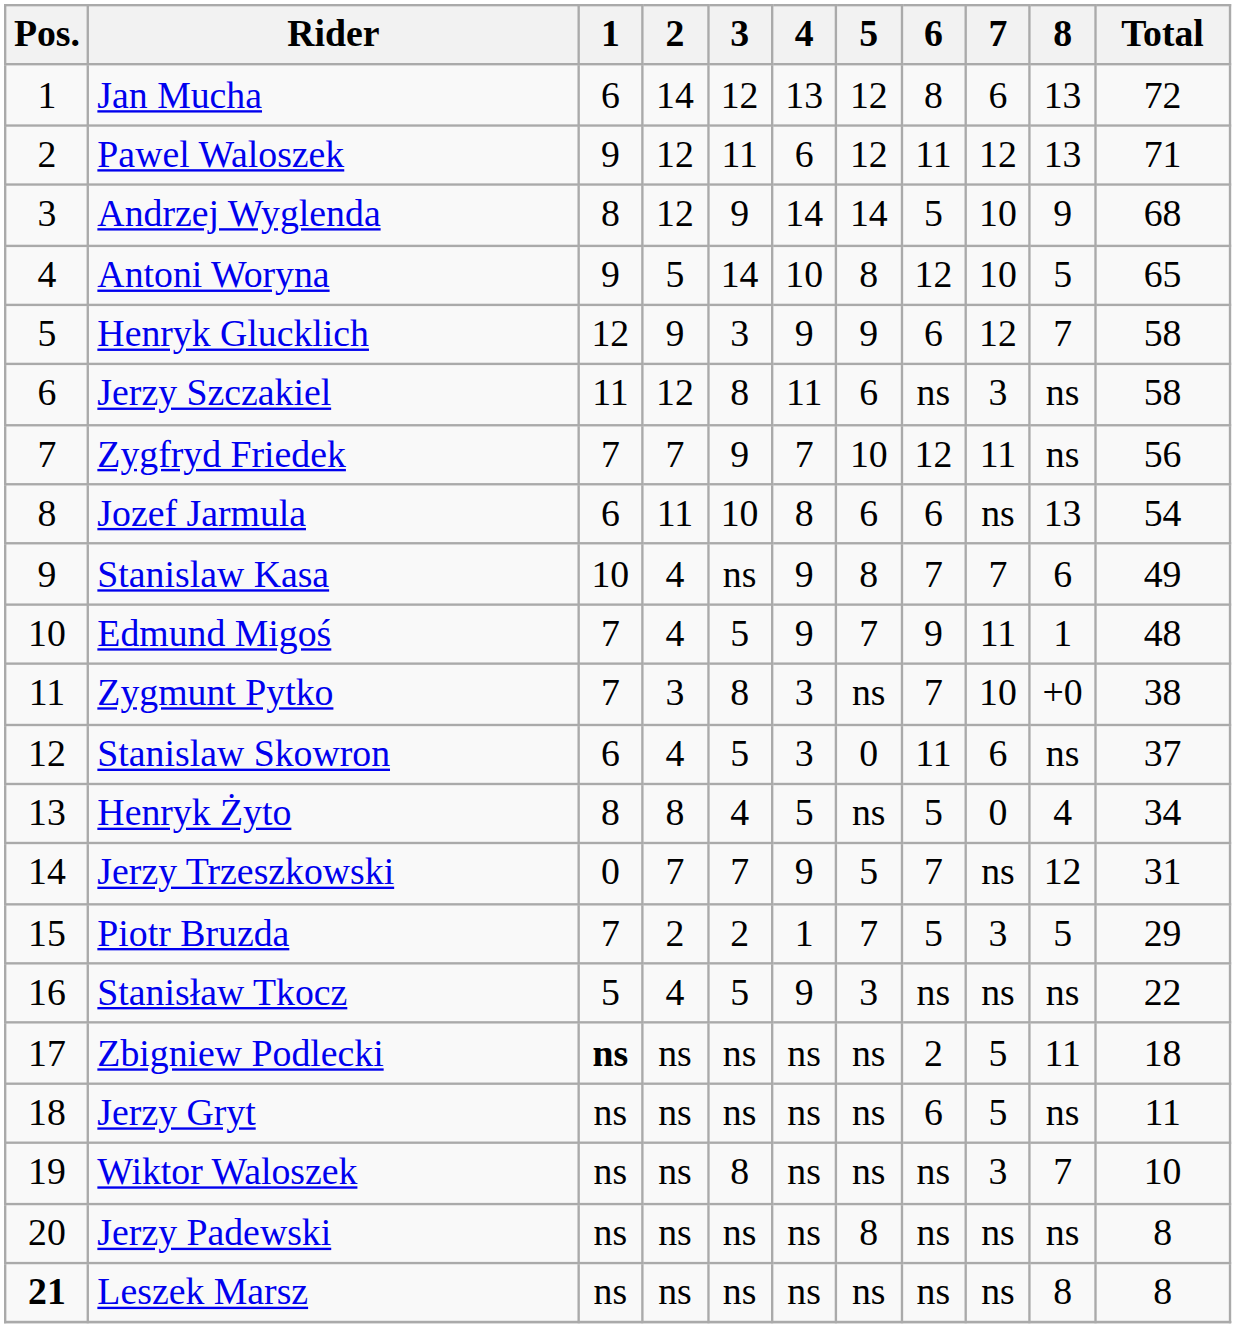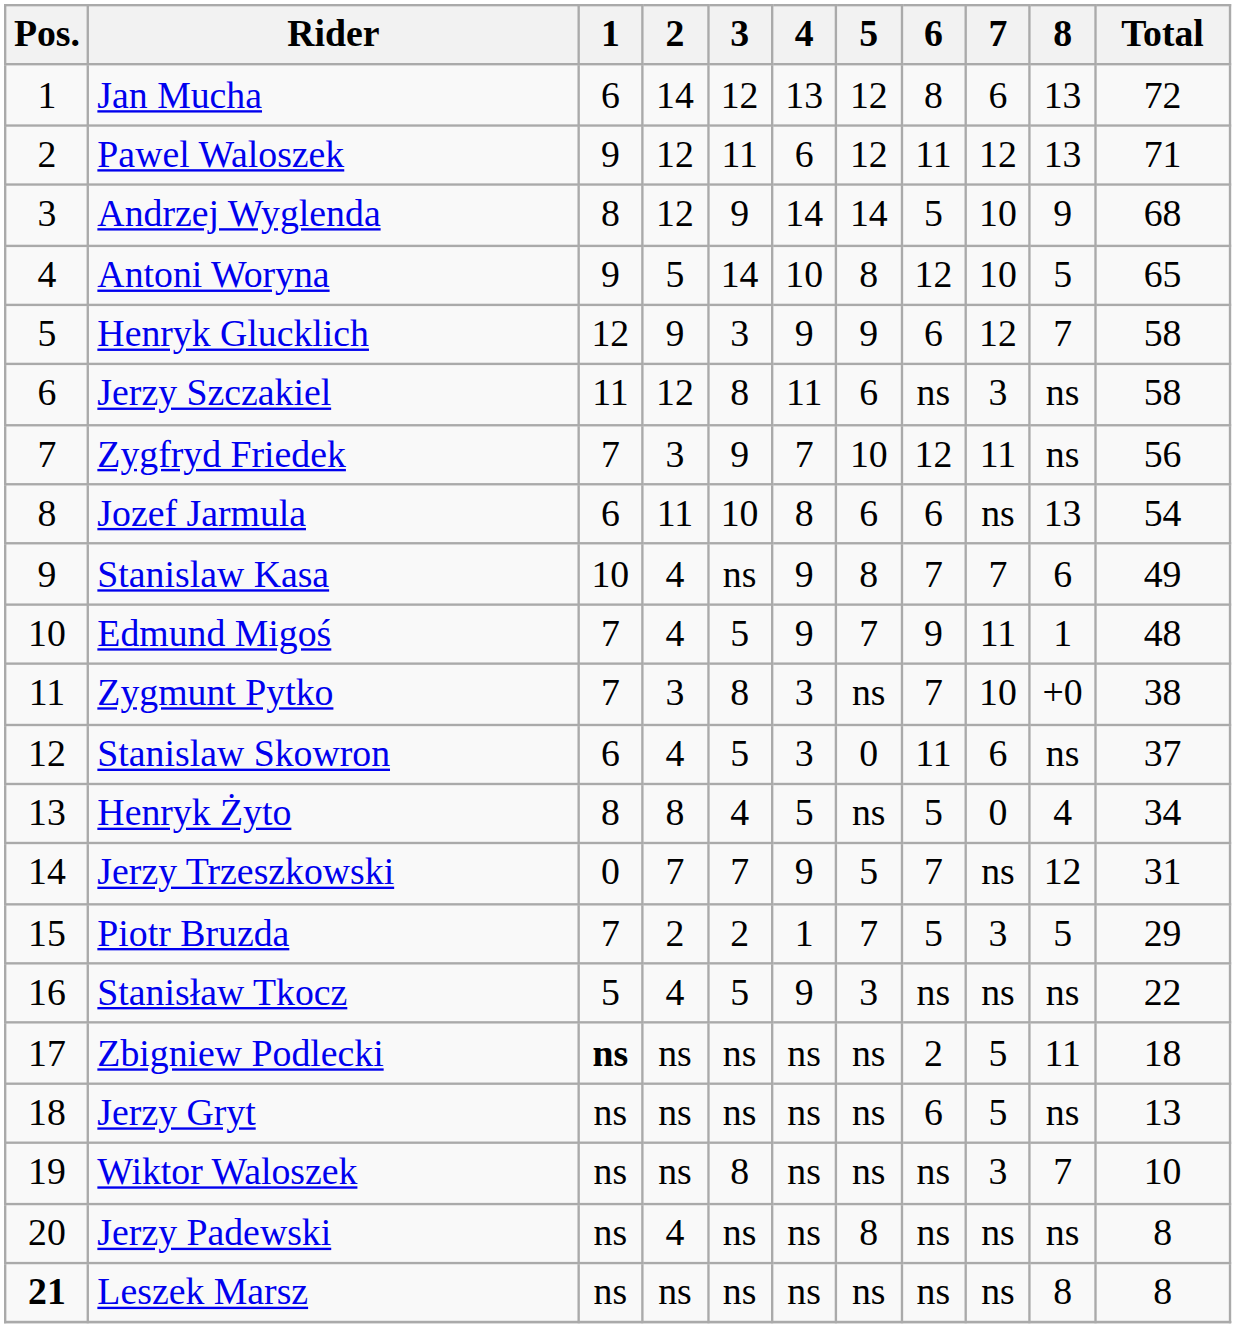(675, 453) 7 -> (675, 453) 3
(1163, 1112) 11 -> (1163, 1112) 13
(675, 1232) ns -> (675, 1232) 4
